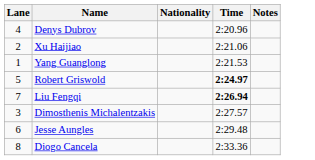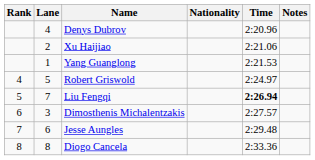+ column: (19, 12)
(232, 79) bold -> (261, 79) normal
